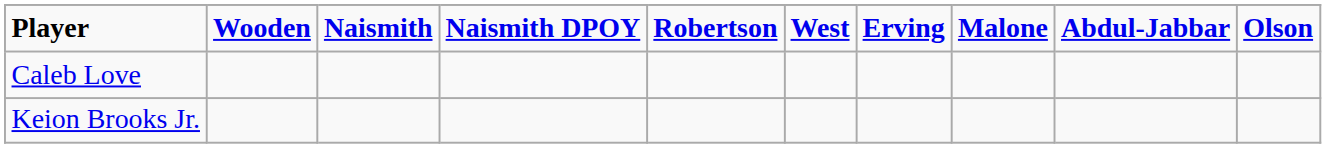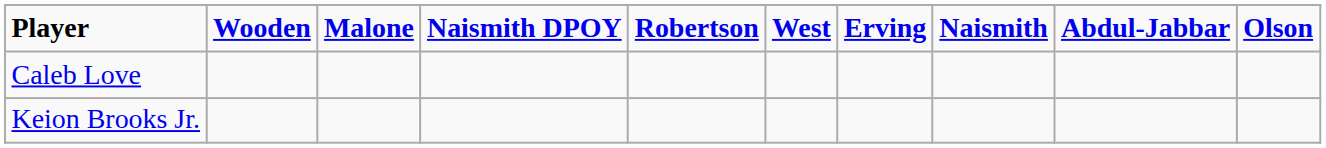columns swapped: (378, 27) <-> (1003, 27)
